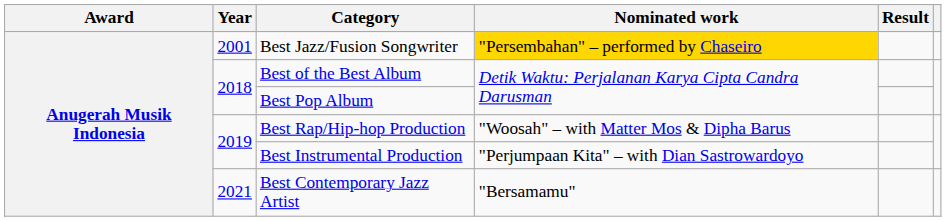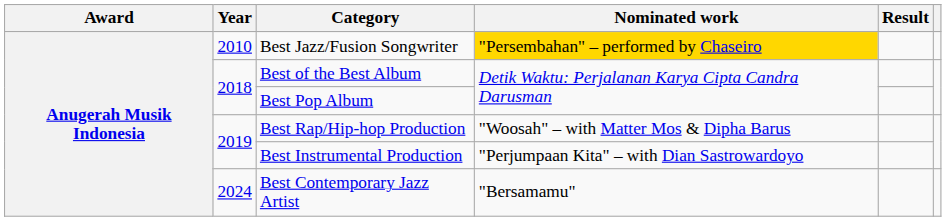(235, 45) 2001 -> (235, 45) 2010
(235, 192) 2021 -> (235, 192) 2024
